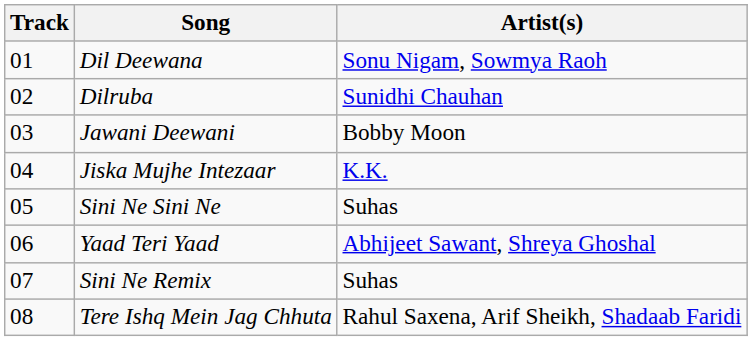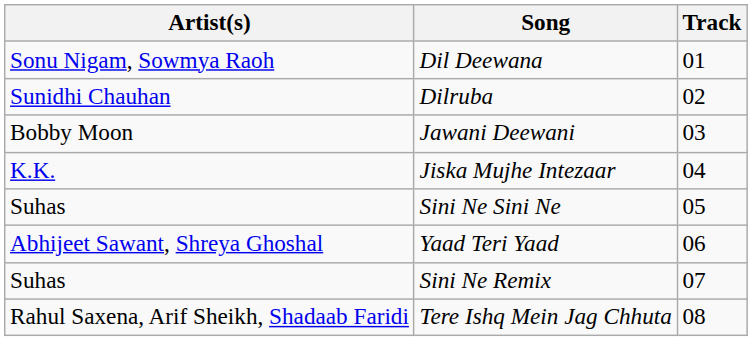columns swapped: (40, 22) <-> (542, 22)
